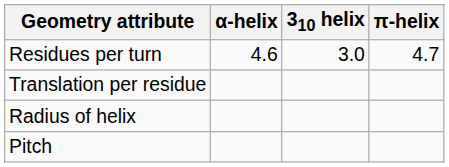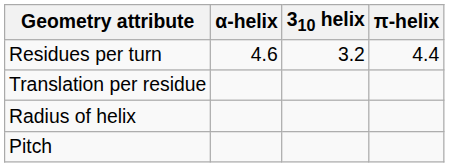(351, 54) 3.0 -> (351, 54) 3.2
(426, 54) 4.7 -> (426, 54) 4.4
